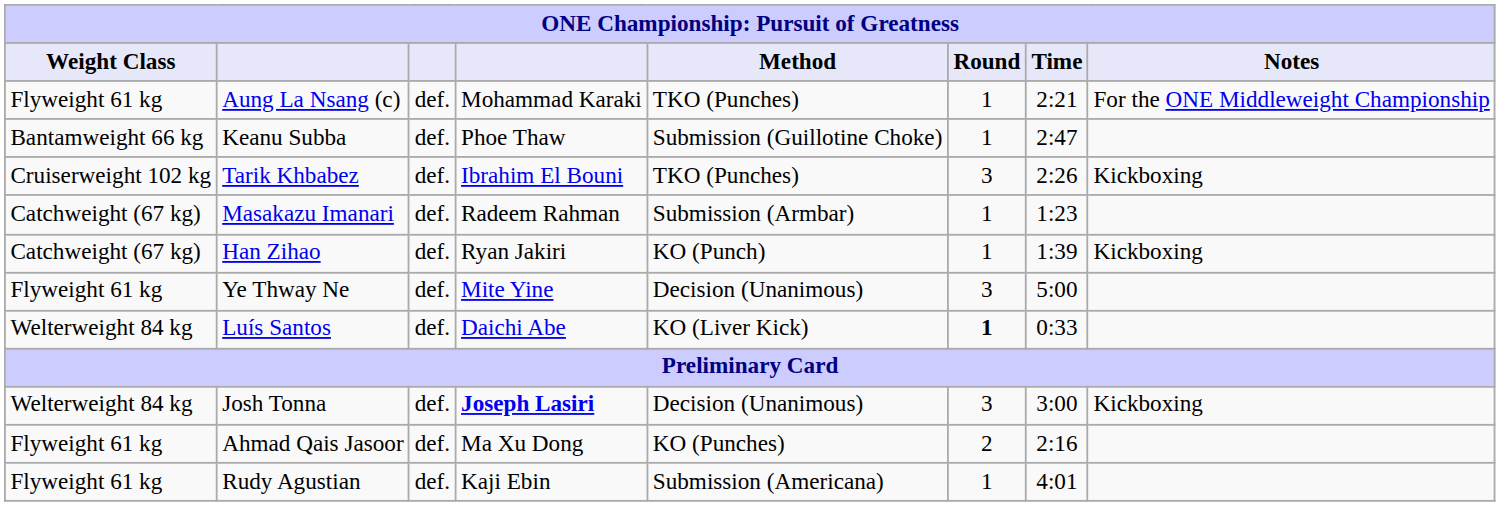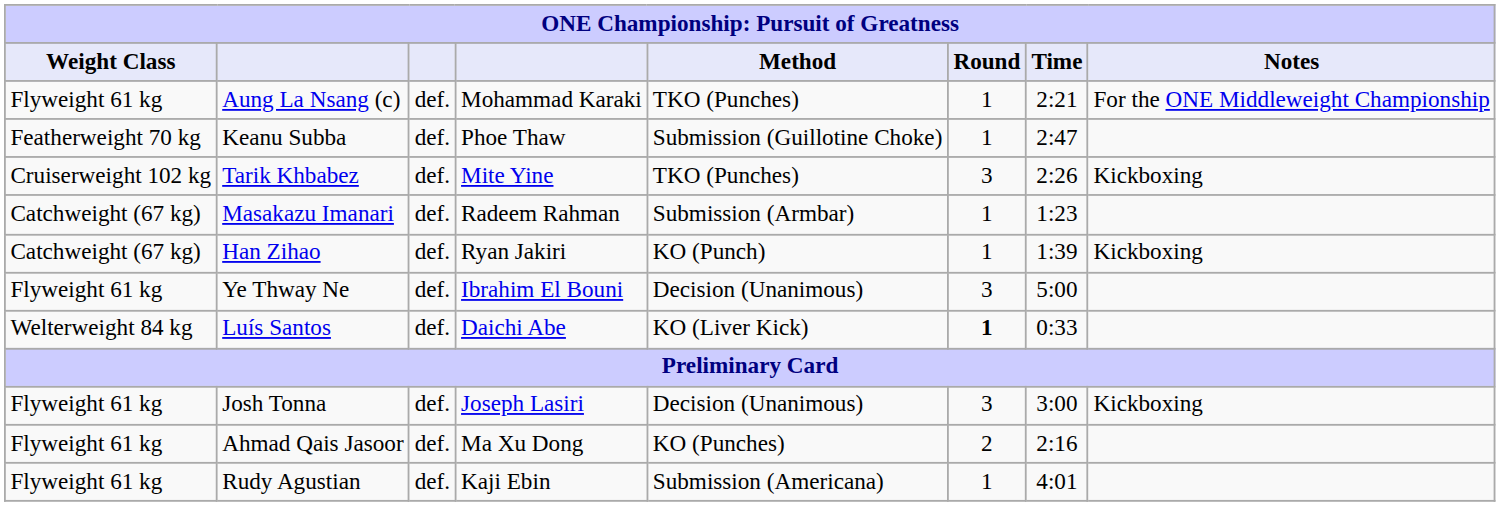(107, 137) Bantamweight 66 kg -> (106, 137) Featherweight 70 kg
(542, 176) Ibrahim El Bouni -> (507, 176) Mite Yine
(507, 290) Mite Yine -> (542, 290) Ibrahim El Bouni
(101, 405) Welterweight 84 kg -> (86, 405) Flyweight 61 kg
(528, 405) bold -> (522, 405) normal
